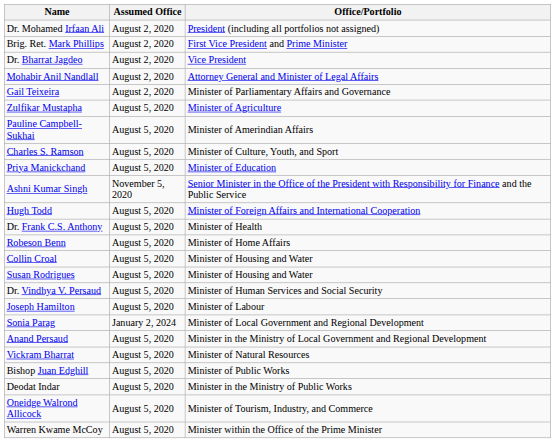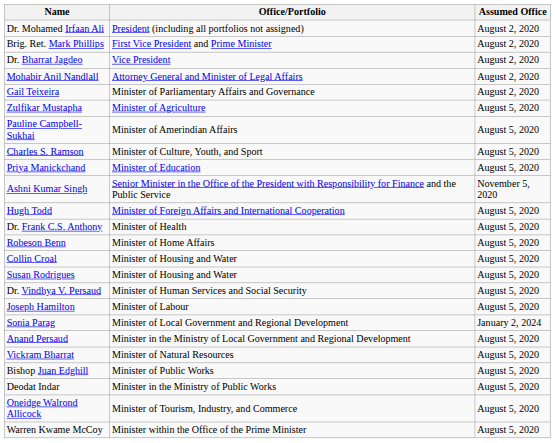columns swapped: (368, 12) <-> (147, 12)
